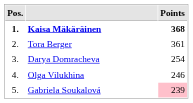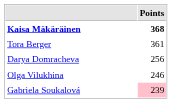- column: (15, 12)
(178, 59) 254 -> (157, 59) 256
